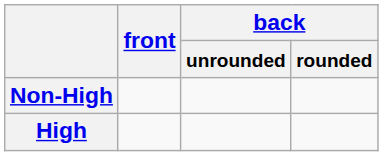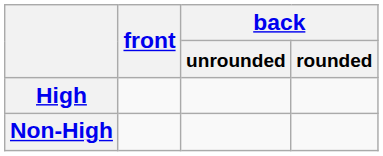rows swapped: (61, 131) <-> (61, 95)
